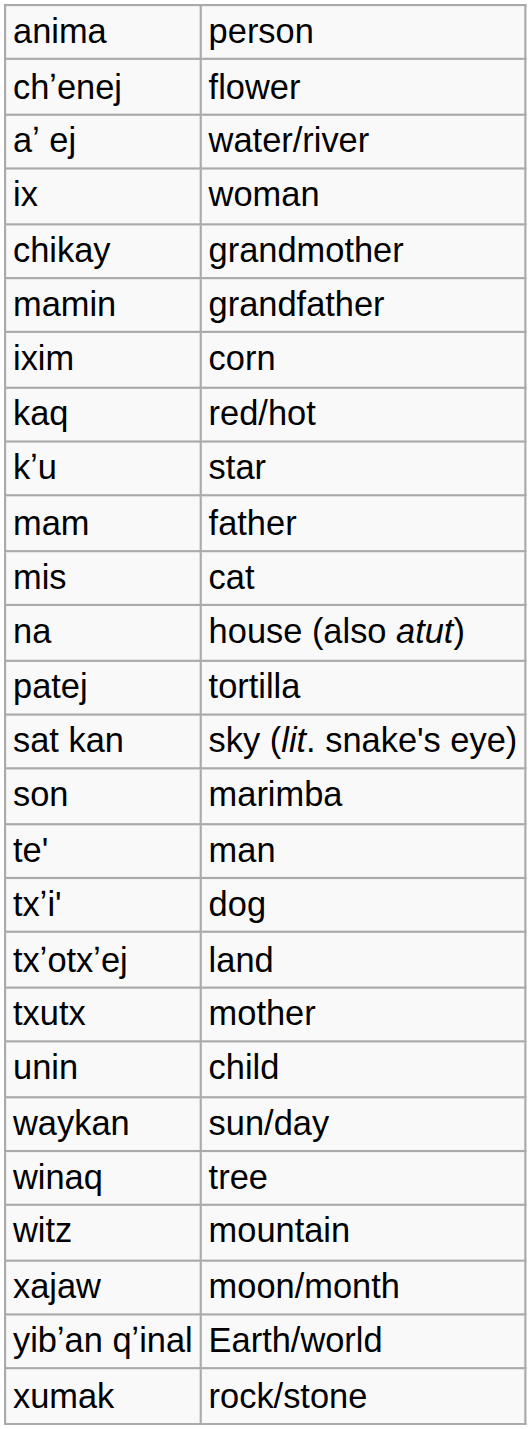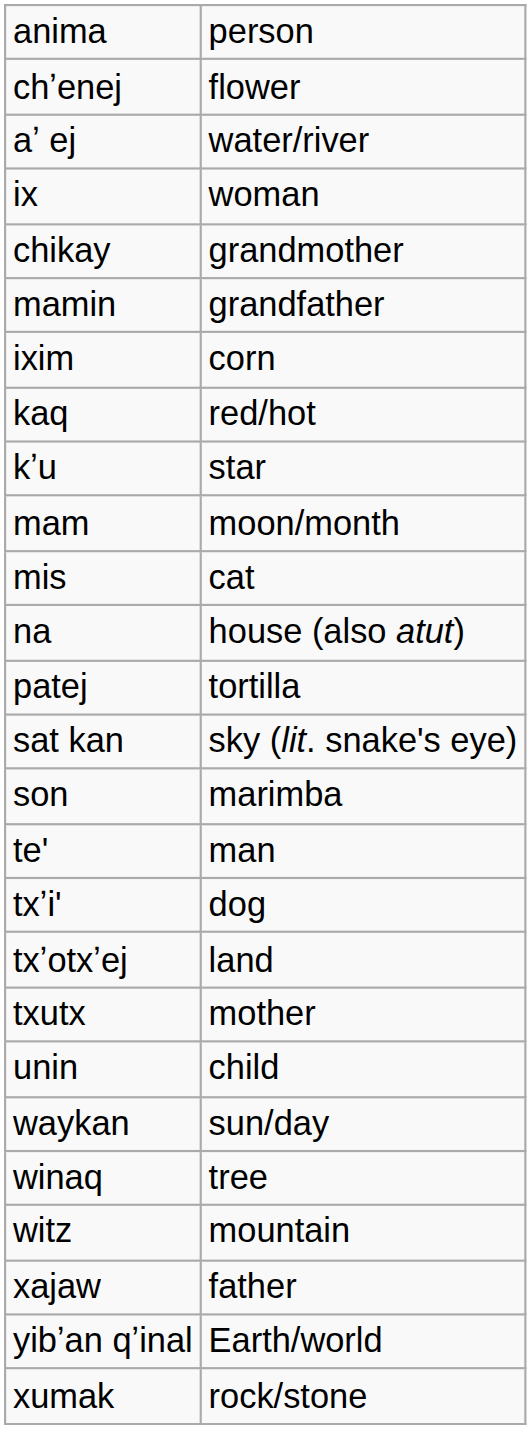(253, 522) father -> (304, 522) moon/month
(304, 1286) moon/month -> (253, 1286) father
